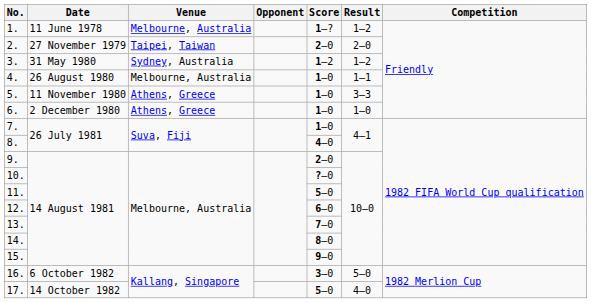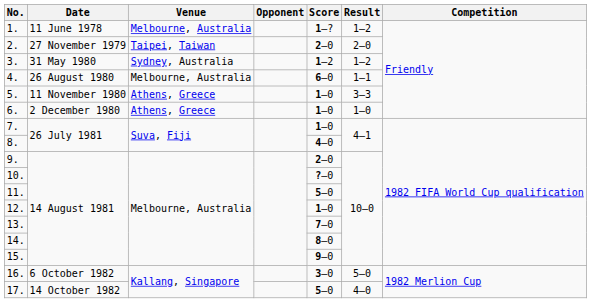(324, 78) 1–0 -> (324, 78) 6–0
(324, 208) 6–0 -> (324, 208) 1–0
